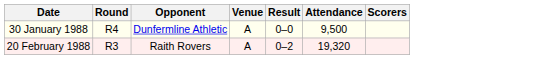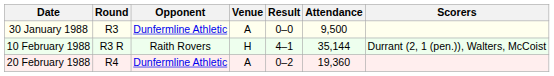(112, 29) R4 -> (112, 29) R3
+ row: (48, 46)
(112, 46) R3 -> (112, 63) R4
(180, 46) Raith Rovers -> (180, 63) Dunfermline Athletic
(334, 46) 19,320 -> (334, 63) 19,360
